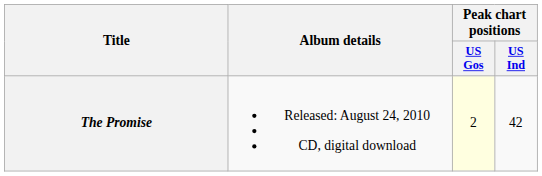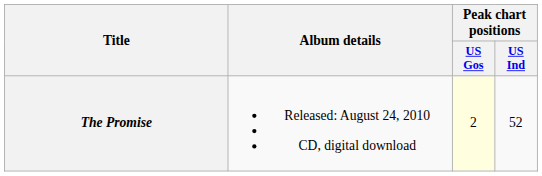(516, 123) 42 -> (516, 123) 52
